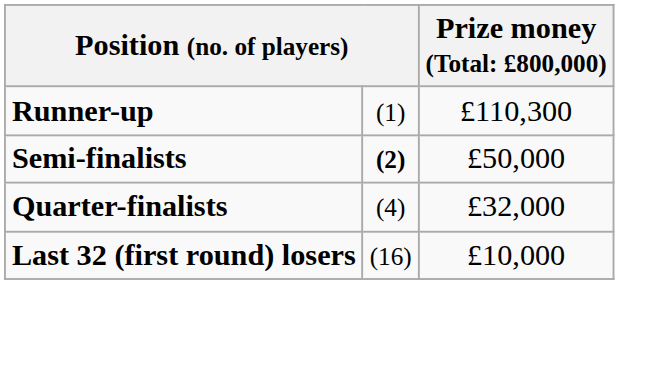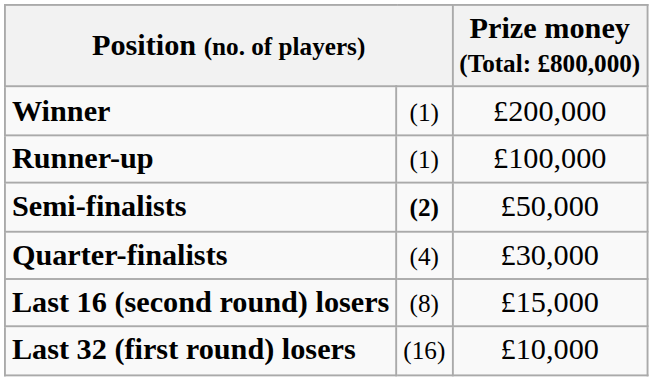+ row: (61, 110)
(516, 110) £110,300 -> (550, 158) £100,000
(516, 206) £32,000 -> (550, 254) £30,000
+ row: (201, 302)
